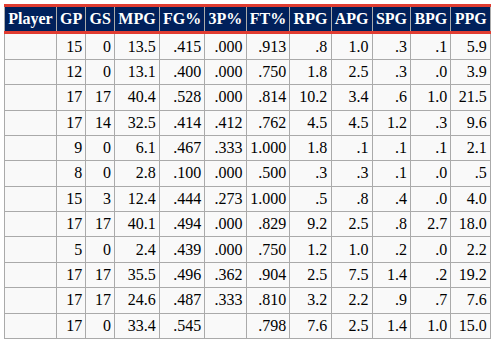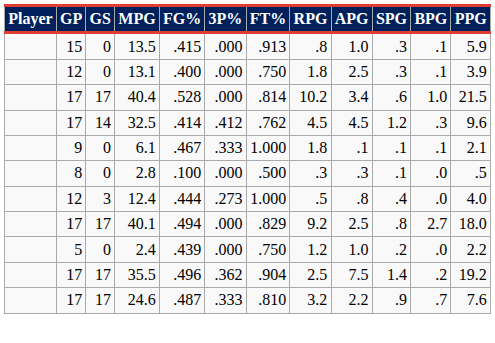(441, 71) .0 -> (441, 71) .1
(74, 198) 15 -> (74, 198) 12
- row: (142, 325)
